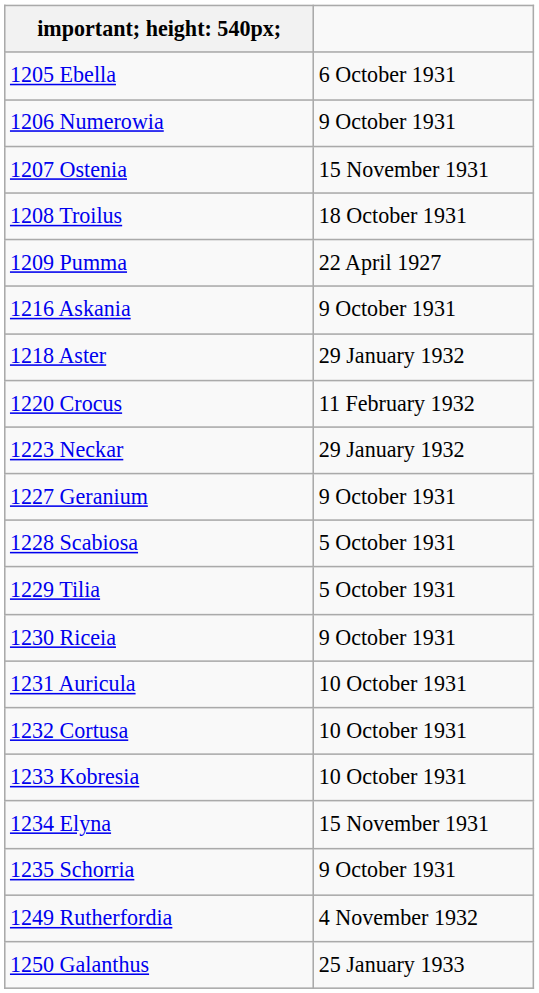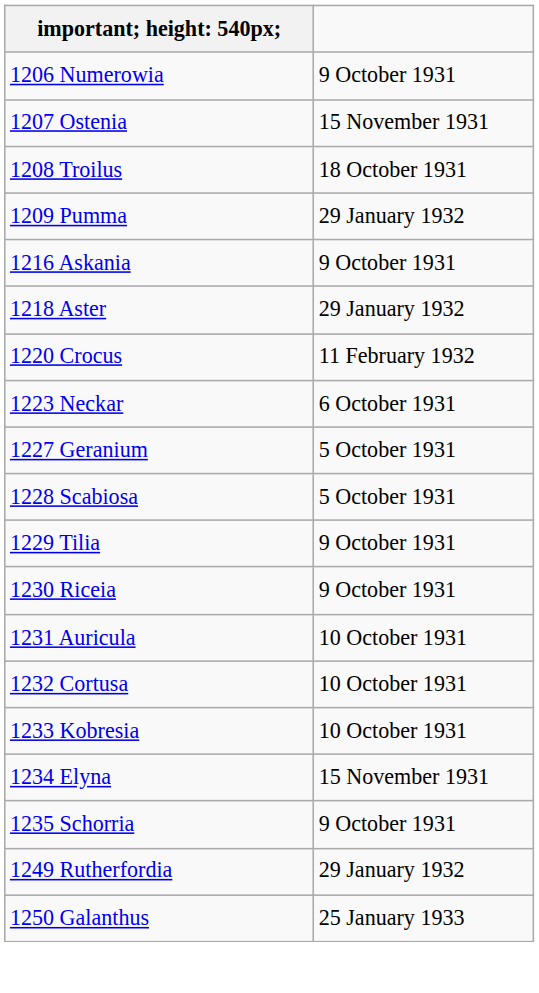- row: (63, 75)
(380, 262) 22 April 1927 -> (392, 215) 29 January 1932
(392, 449) 29 January 1932 -> (387, 402) 6 October 1931
(387, 496) 9 October 1931 -> (387, 449) 5 October 1931
(387, 590) 5 October 1931 -> (387, 543) 9 October 1931
(398, 917) 4 November 1932 -> (392, 870) 29 January 1932
